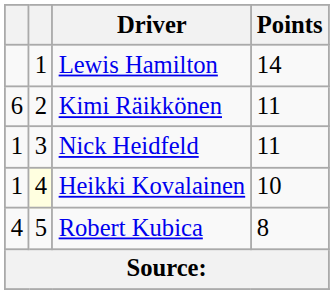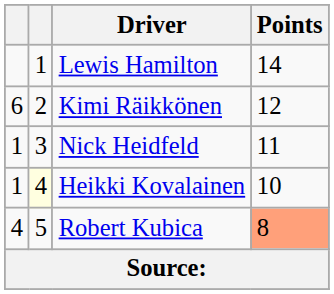(269, 105) 11 -> (269, 105) 12
(263, 227) no background -> (263, 227) lightsalmon background
